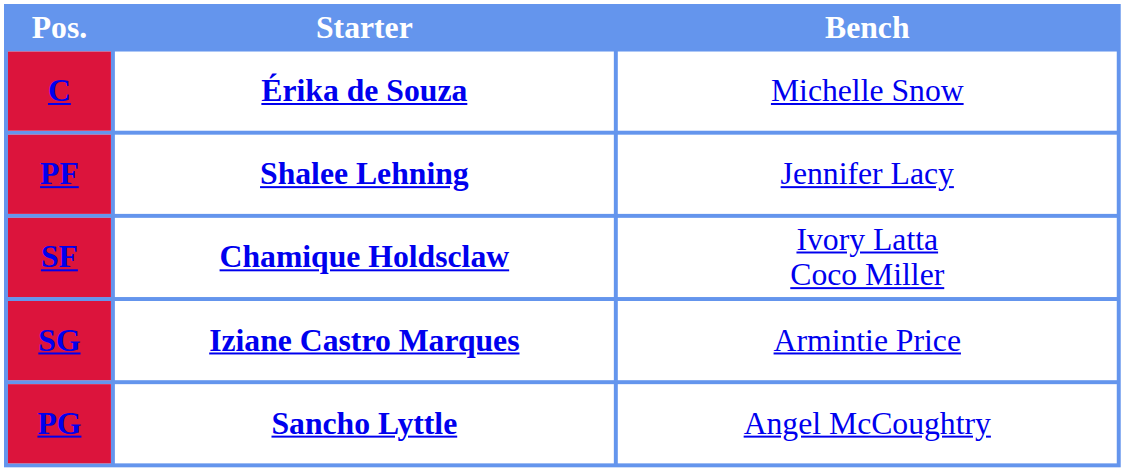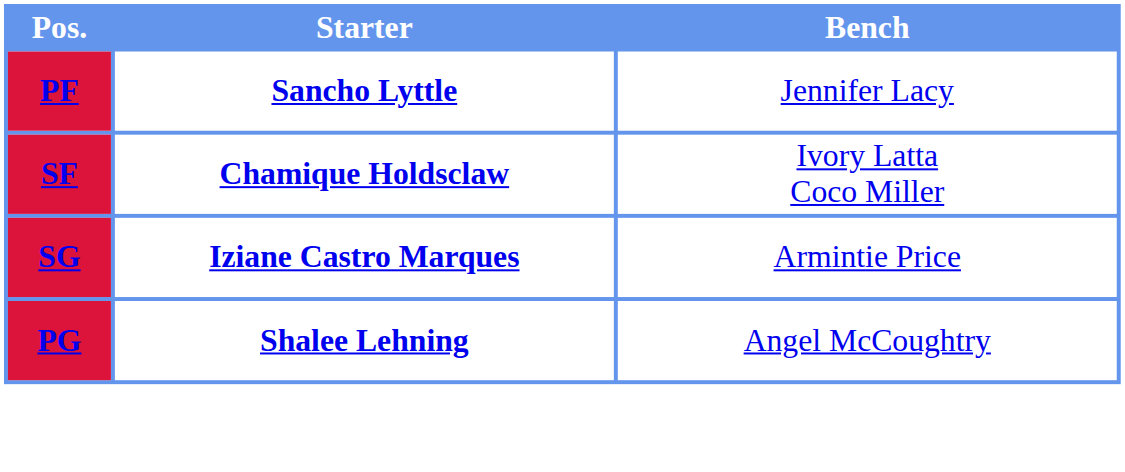- row: (59, 90)
(364, 173) Shalee Lehning -> (364, 90) Sancho Lyttle
(364, 423) Sancho Lyttle -> (364, 340) Shalee Lehning
